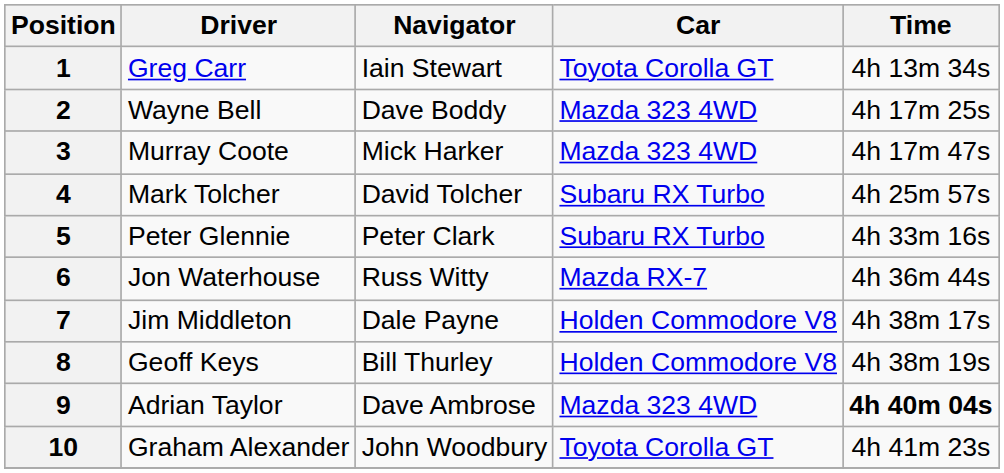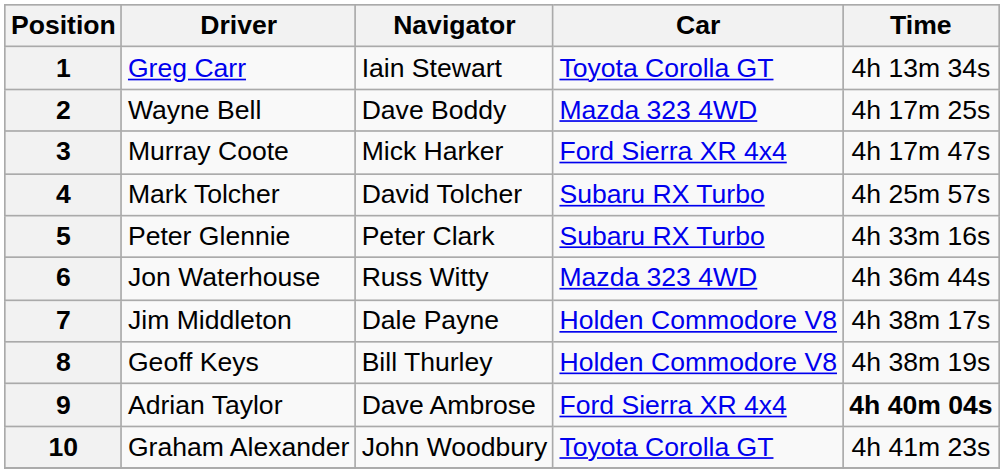(658, 151) Mazda 323 4WD -> (673, 151) Ford Sierra XR 4x4
(633, 278) Mazda RX-7 -> (658, 278) Mazda 323 4WD
(658, 404) Mazda 323 4WD -> (673, 404) Ford Sierra XR 4x4
